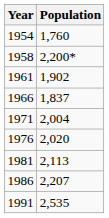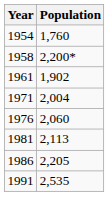- row: (21, 98)
(54, 139) 2,020 -> (54, 118) 2,060
(54, 181) 2,207 -> (54, 160) 2,205
